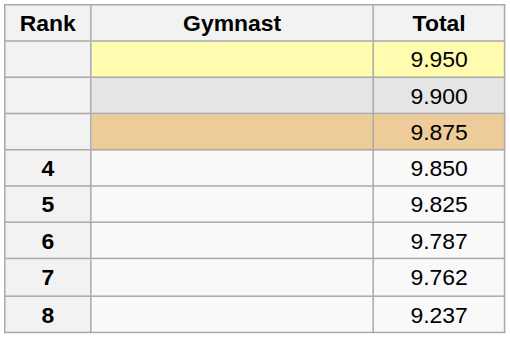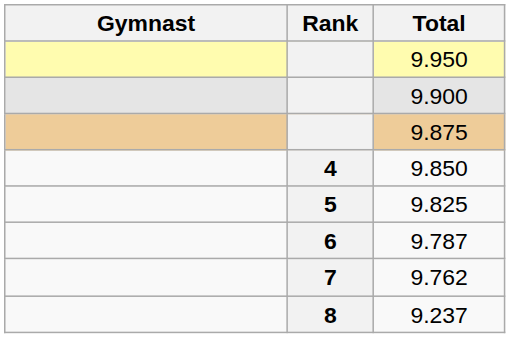columns swapped: (48, 23) <-> (232, 23)
